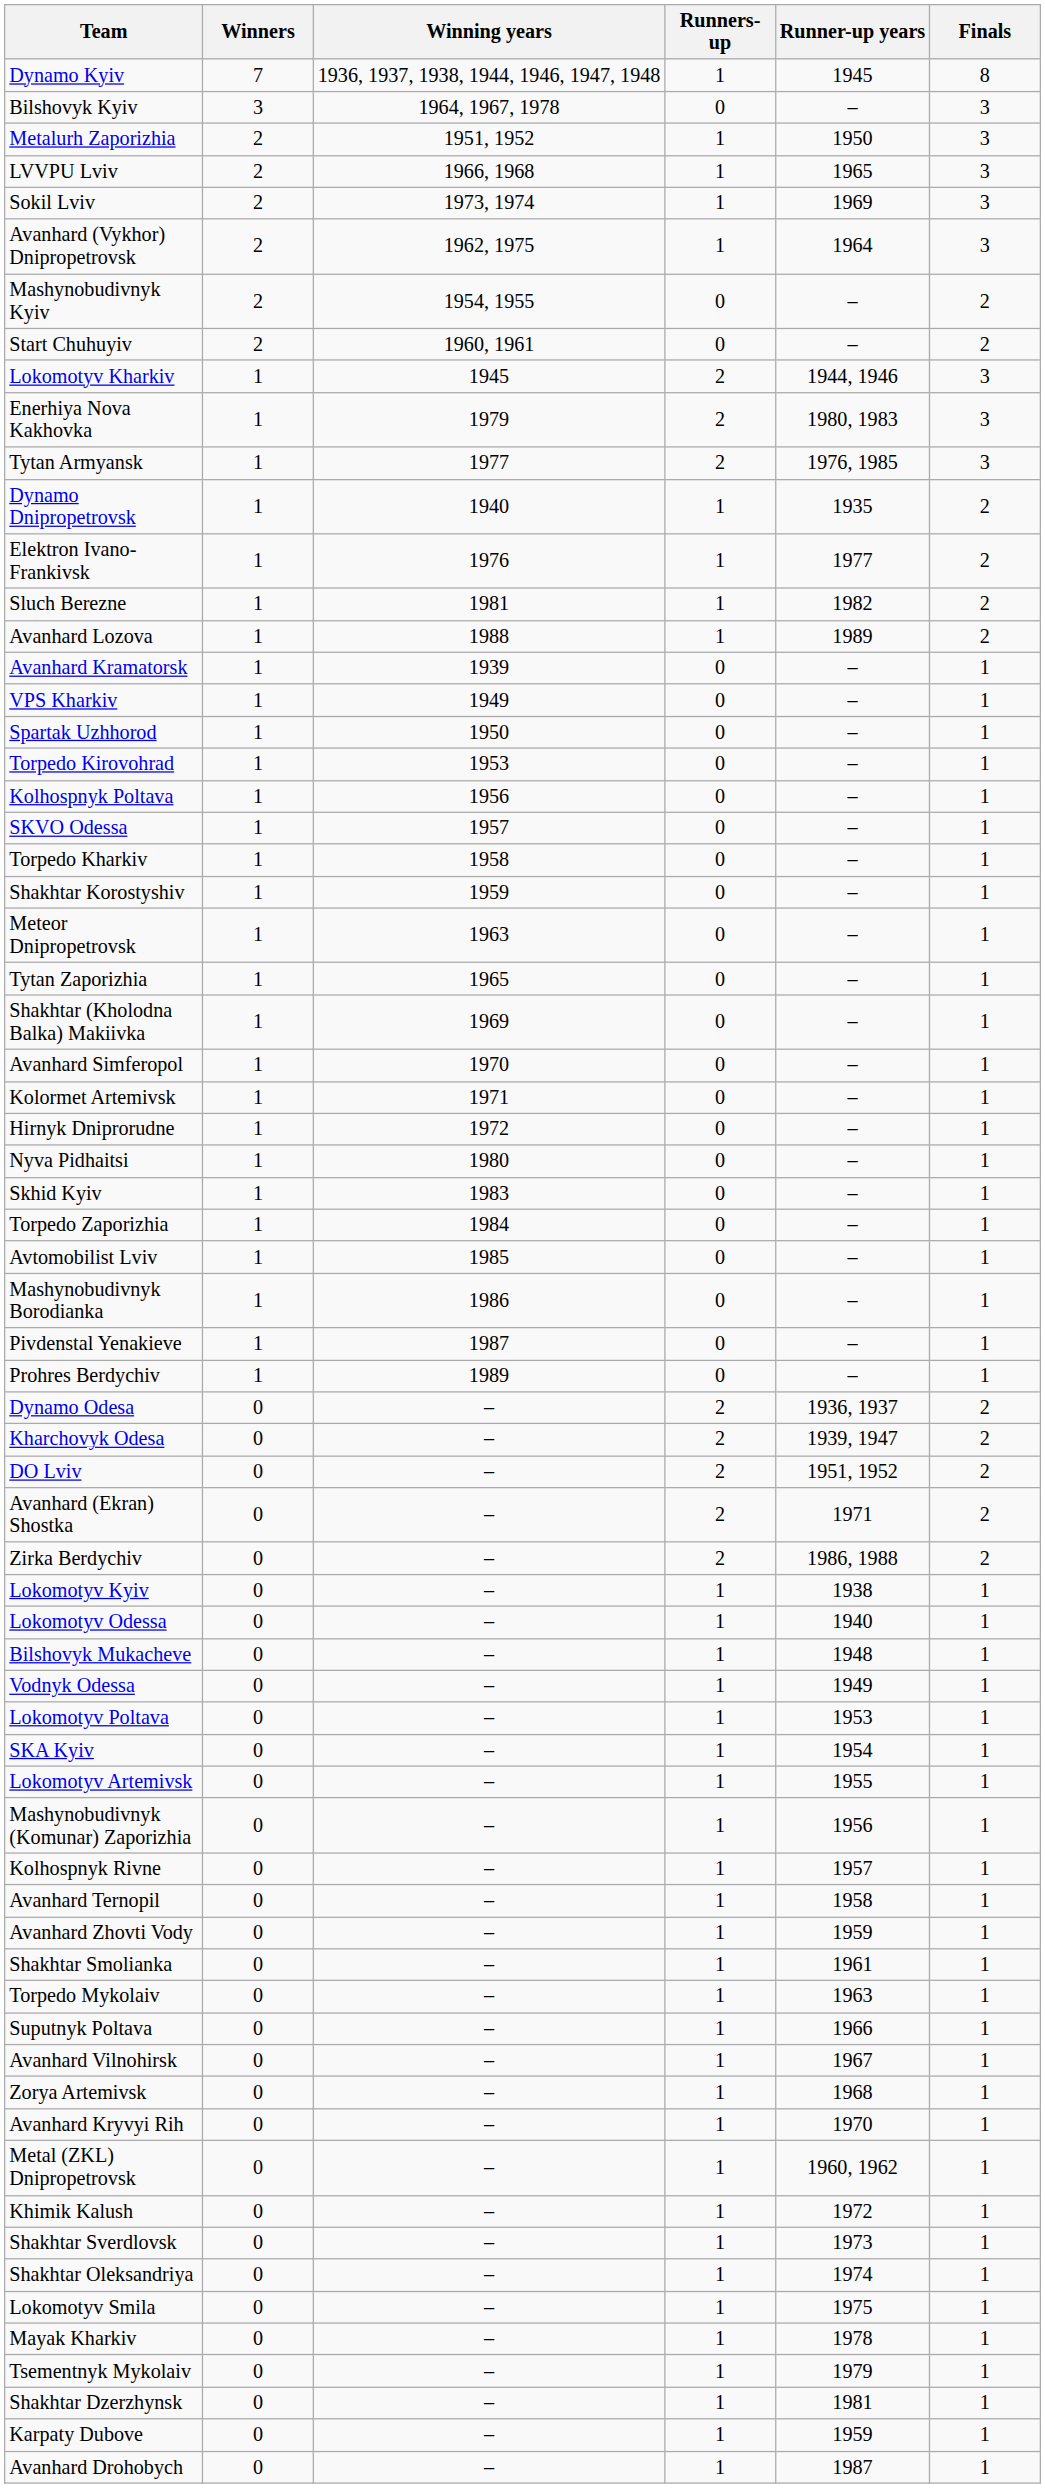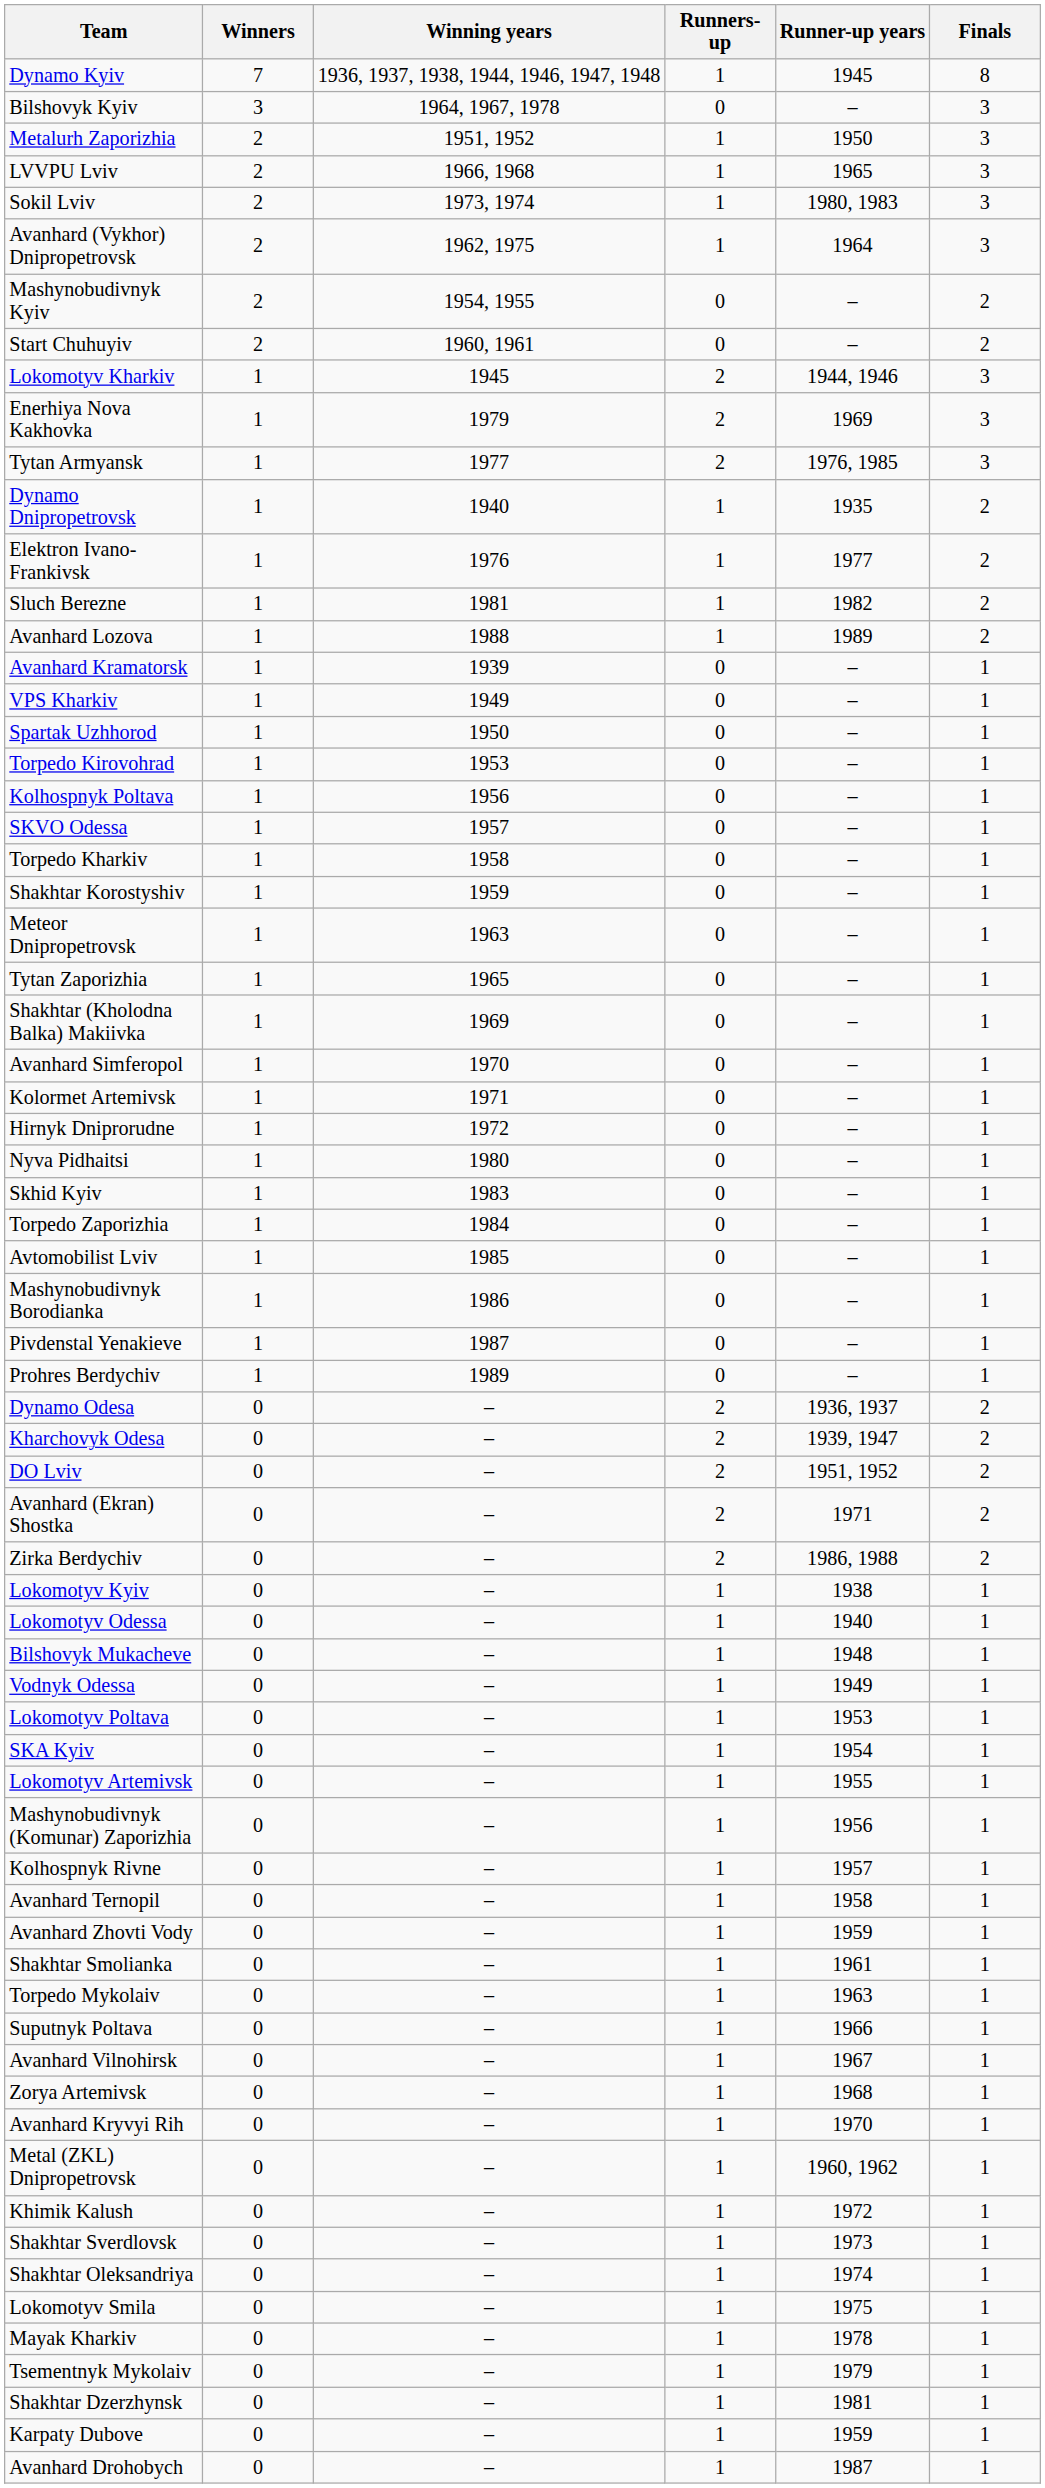(852, 203) 1969 -> (852, 203) 1980, 1983
(852, 419) 1980, 1983 -> (852, 419) 1969
